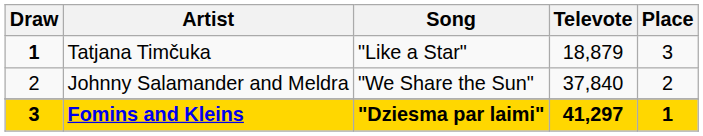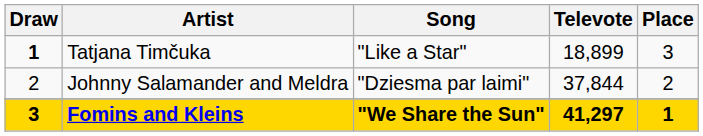(593, 51) 18,879 -> (593, 51) 18,899
(446, 83) "We Share the Sun" -> (443, 83) "Dziesma par laimi"
(593, 83) 37,840 -> (593, 83) 37,844
(451, 114) "Dziesma par laimi" -> (451, 114) "We Share the Sun"
